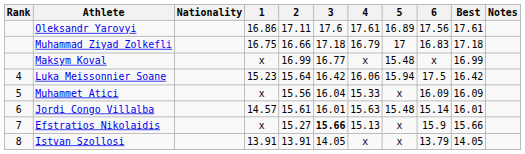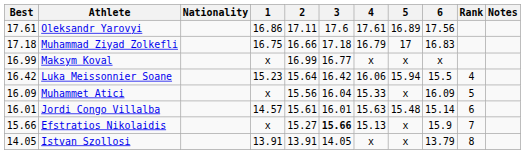columns swapped: (19, 12) <-> (468, 12)
(400, 61) 15.48 -> (405, 61) x
(434, 77) 17.5 -> (440, 77) 15.5
